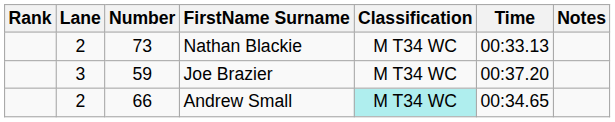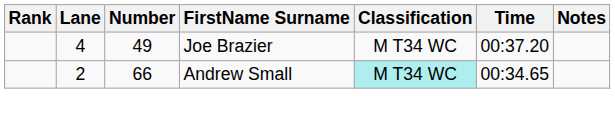- row: (243, 46)
(80, 74) 3 -> (80, 46) 4
(142, 74) 59 -> (142, 46) 49
